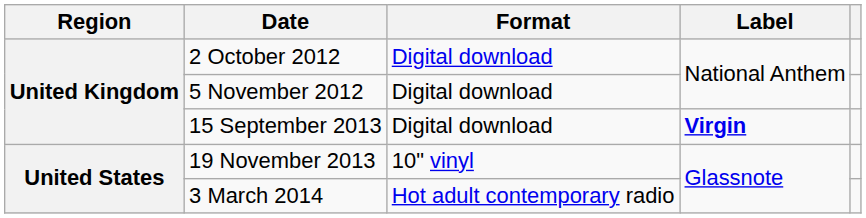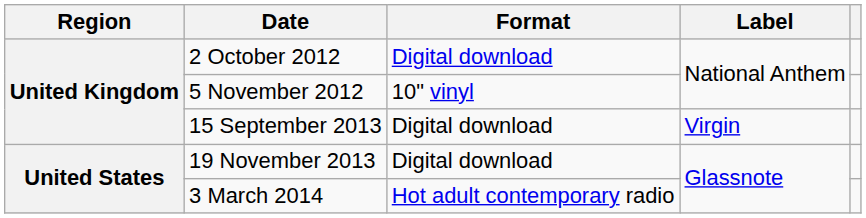(472, 91) Digital download -> (433, 91) 10" vinyl
(715, 126) bold -> (712, 126) normal
(433, 160) 10" vinyl -> (472, 160) Digital download
